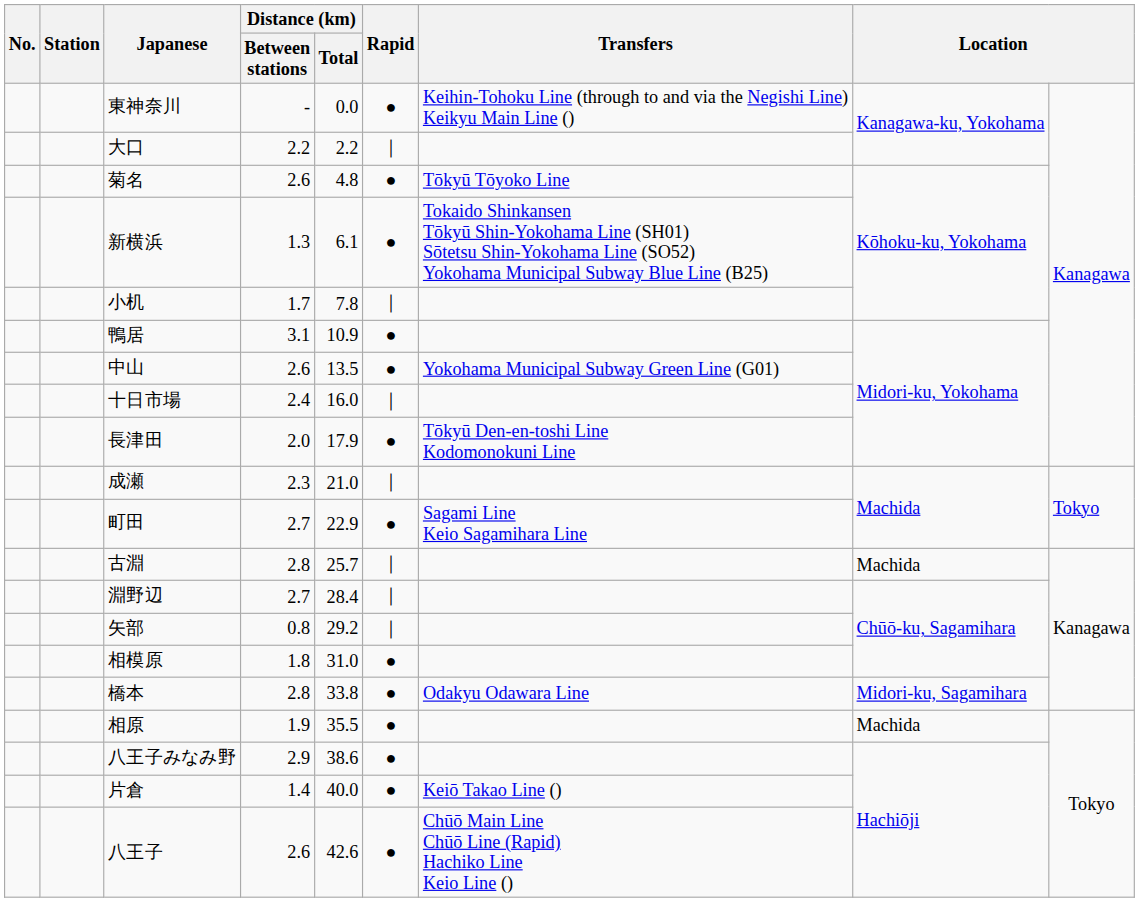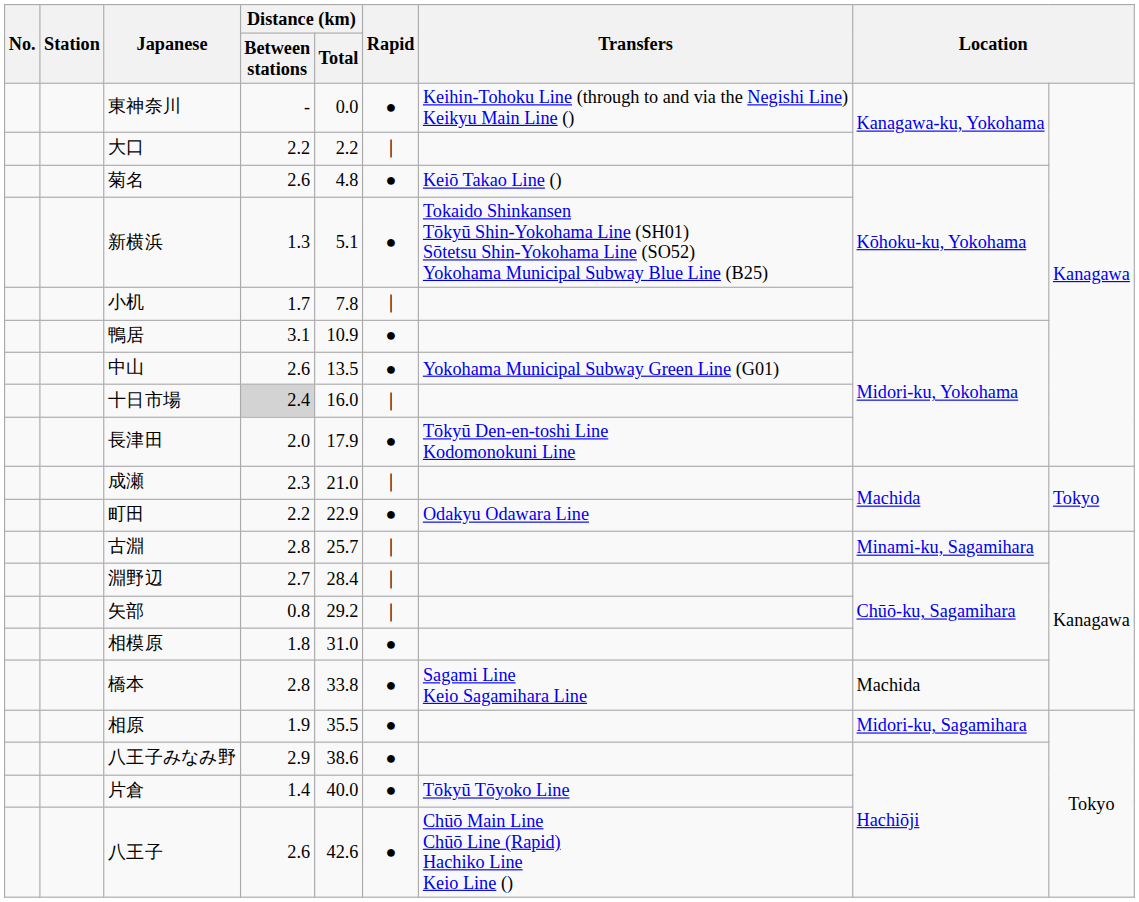(496, 180) Tōkyū Tōyoko Line -> (492, 180) Keiō Takao Line ()
(347, 242) 6.1 -> (347, 242) 5.1
(299, 400) no background -> (299, 400) lightgrey background
(299, 523) 2.7 -> (299, 514) 2.2
(505, 523) Sagami Line Keio Sagamihara Line -> (506, 514) Odakyu Odawara Line
(888, 564) Machida -> (945, 547) Minami-ku, Sagamihara
(506, 693) Odakyu Odawara Line -> (505, 685) Sagami Line Keio Sagamihara Line
(942, 693) Midori-ku, Sagamihara -> (888, 685) Machida
(888, 726) Machida -> (942, 726) Midori-ku, Sagamihara
(492, 790) Keiō Takao Line () -> (496, 790) Tōkyū Tōyoko Line
